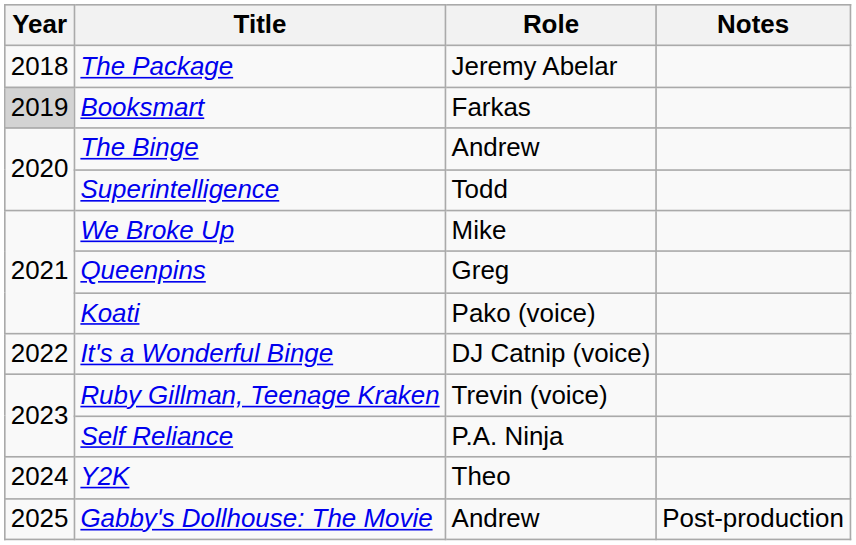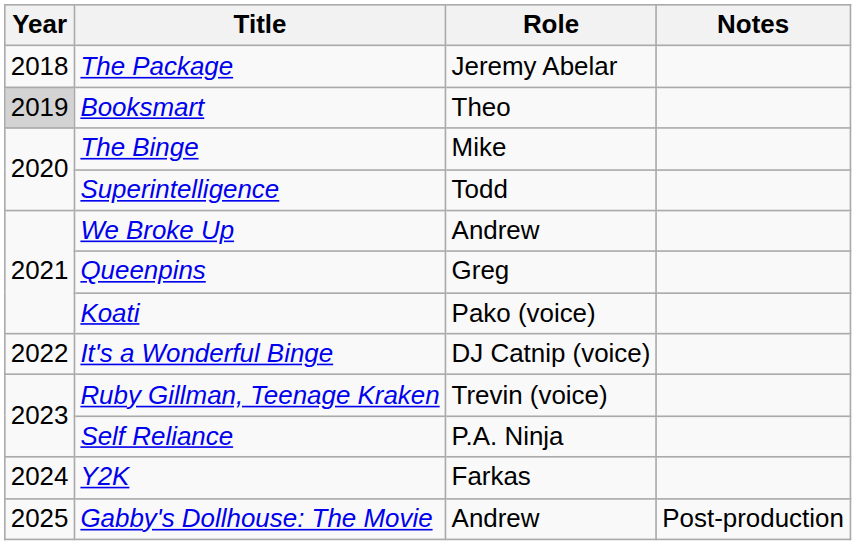(491, 107) Farkas -> (481, 107) Theo
(496, 148) Andrew -> (479, 148) Mike
(479, 230) Mike -> (496, 230) Andrew
(481, 477) Theo -> (491, 477) Farkas
